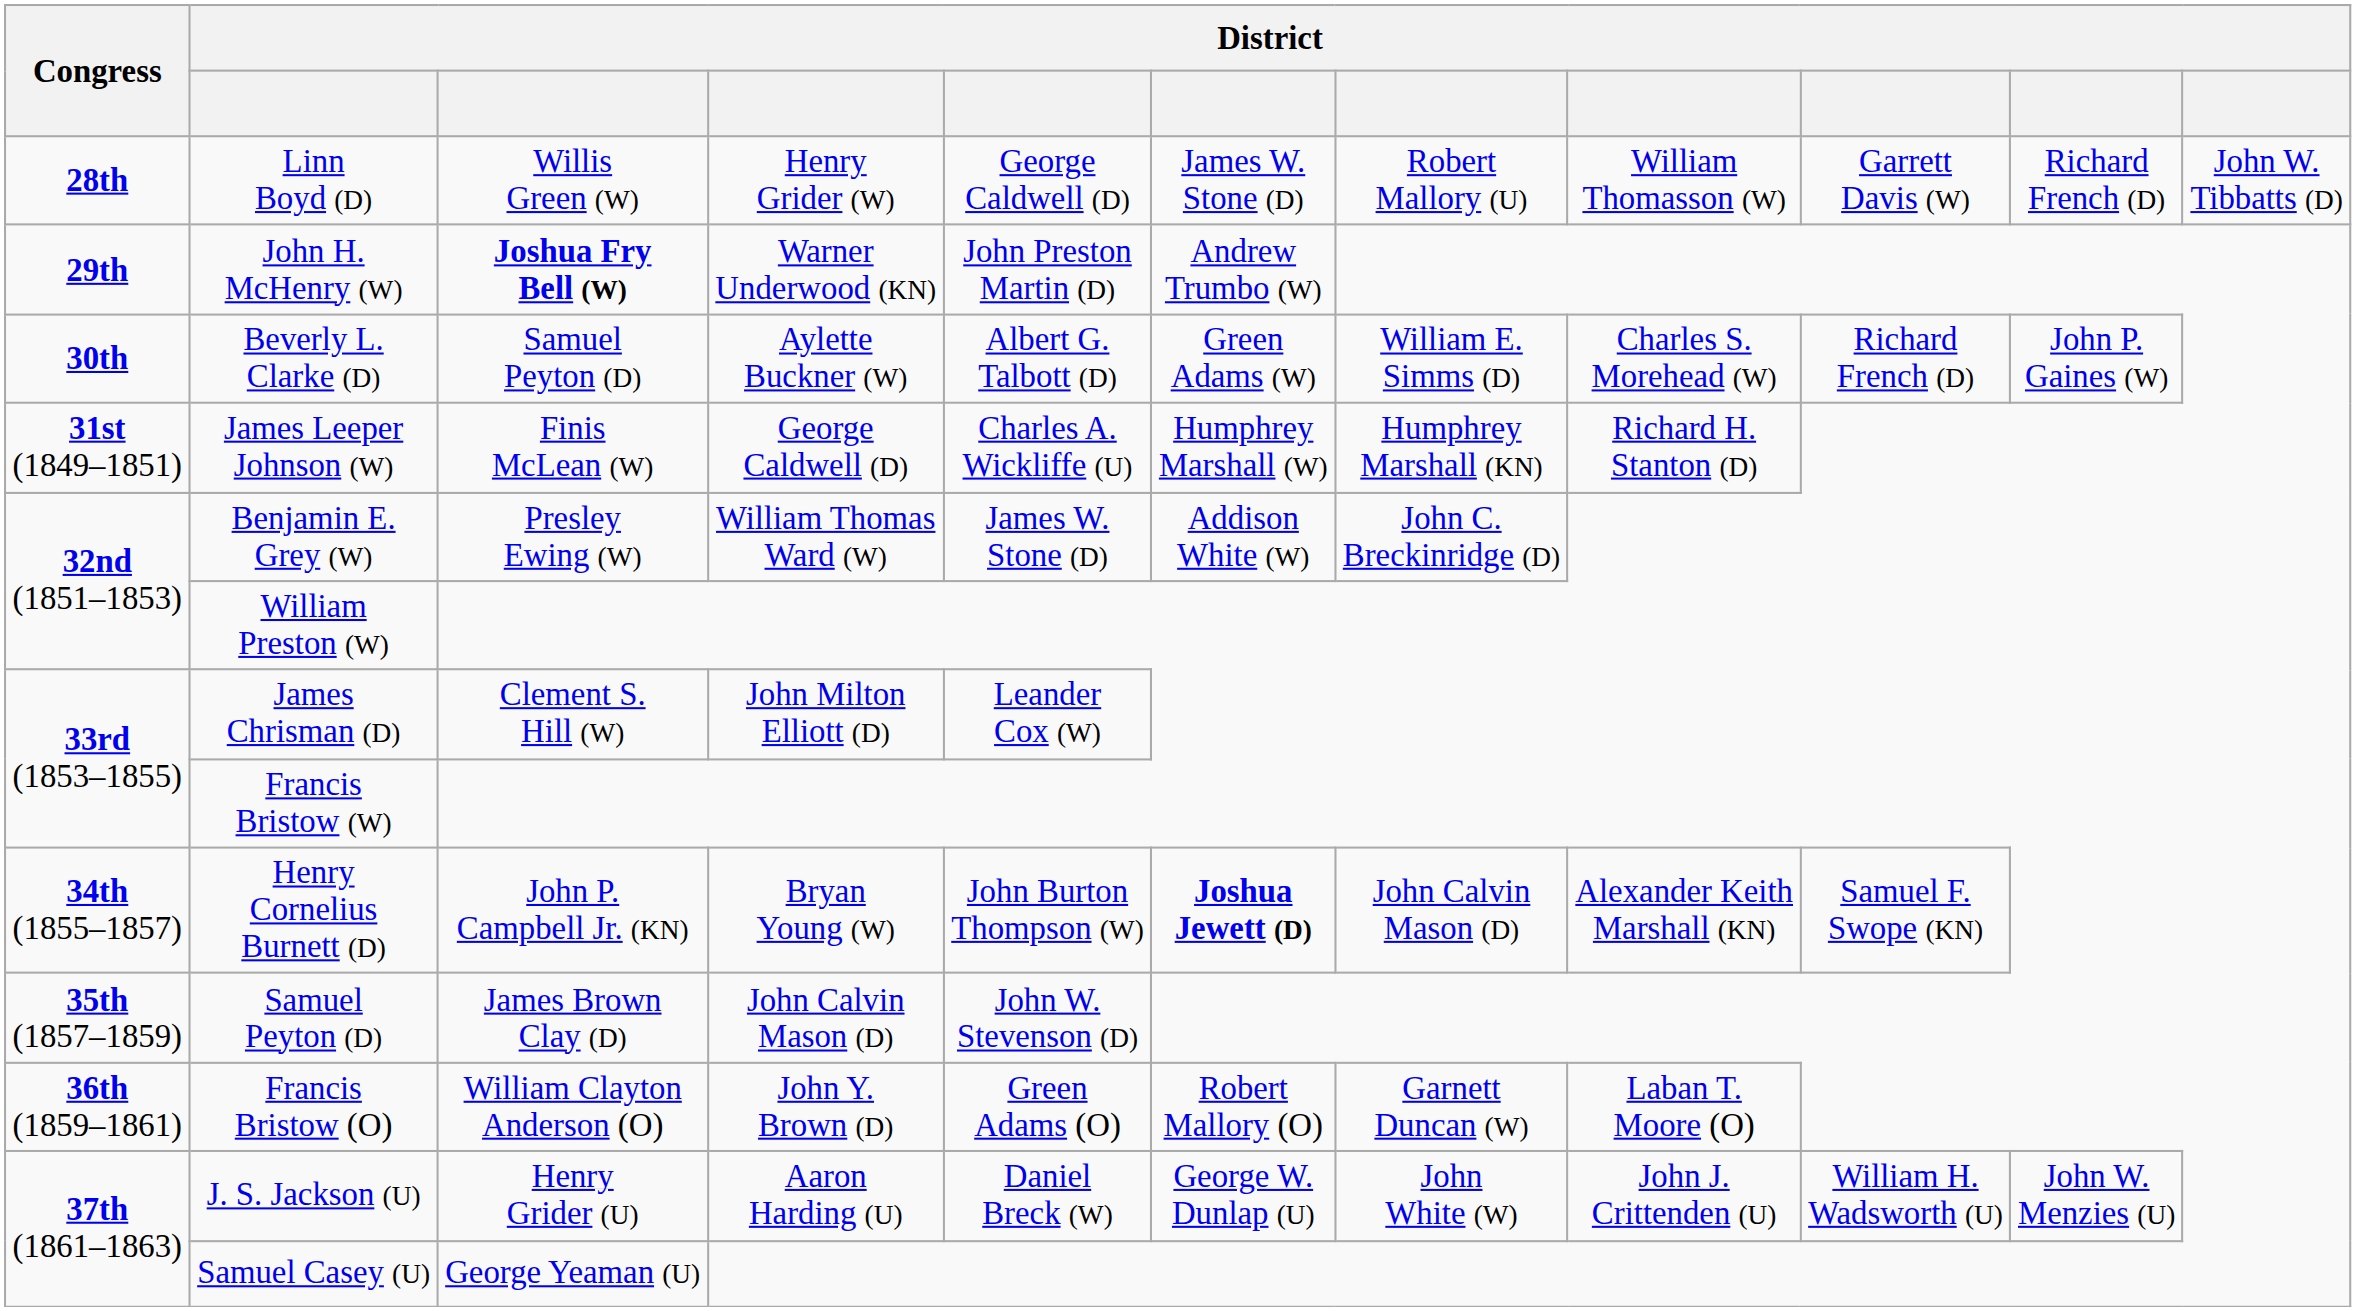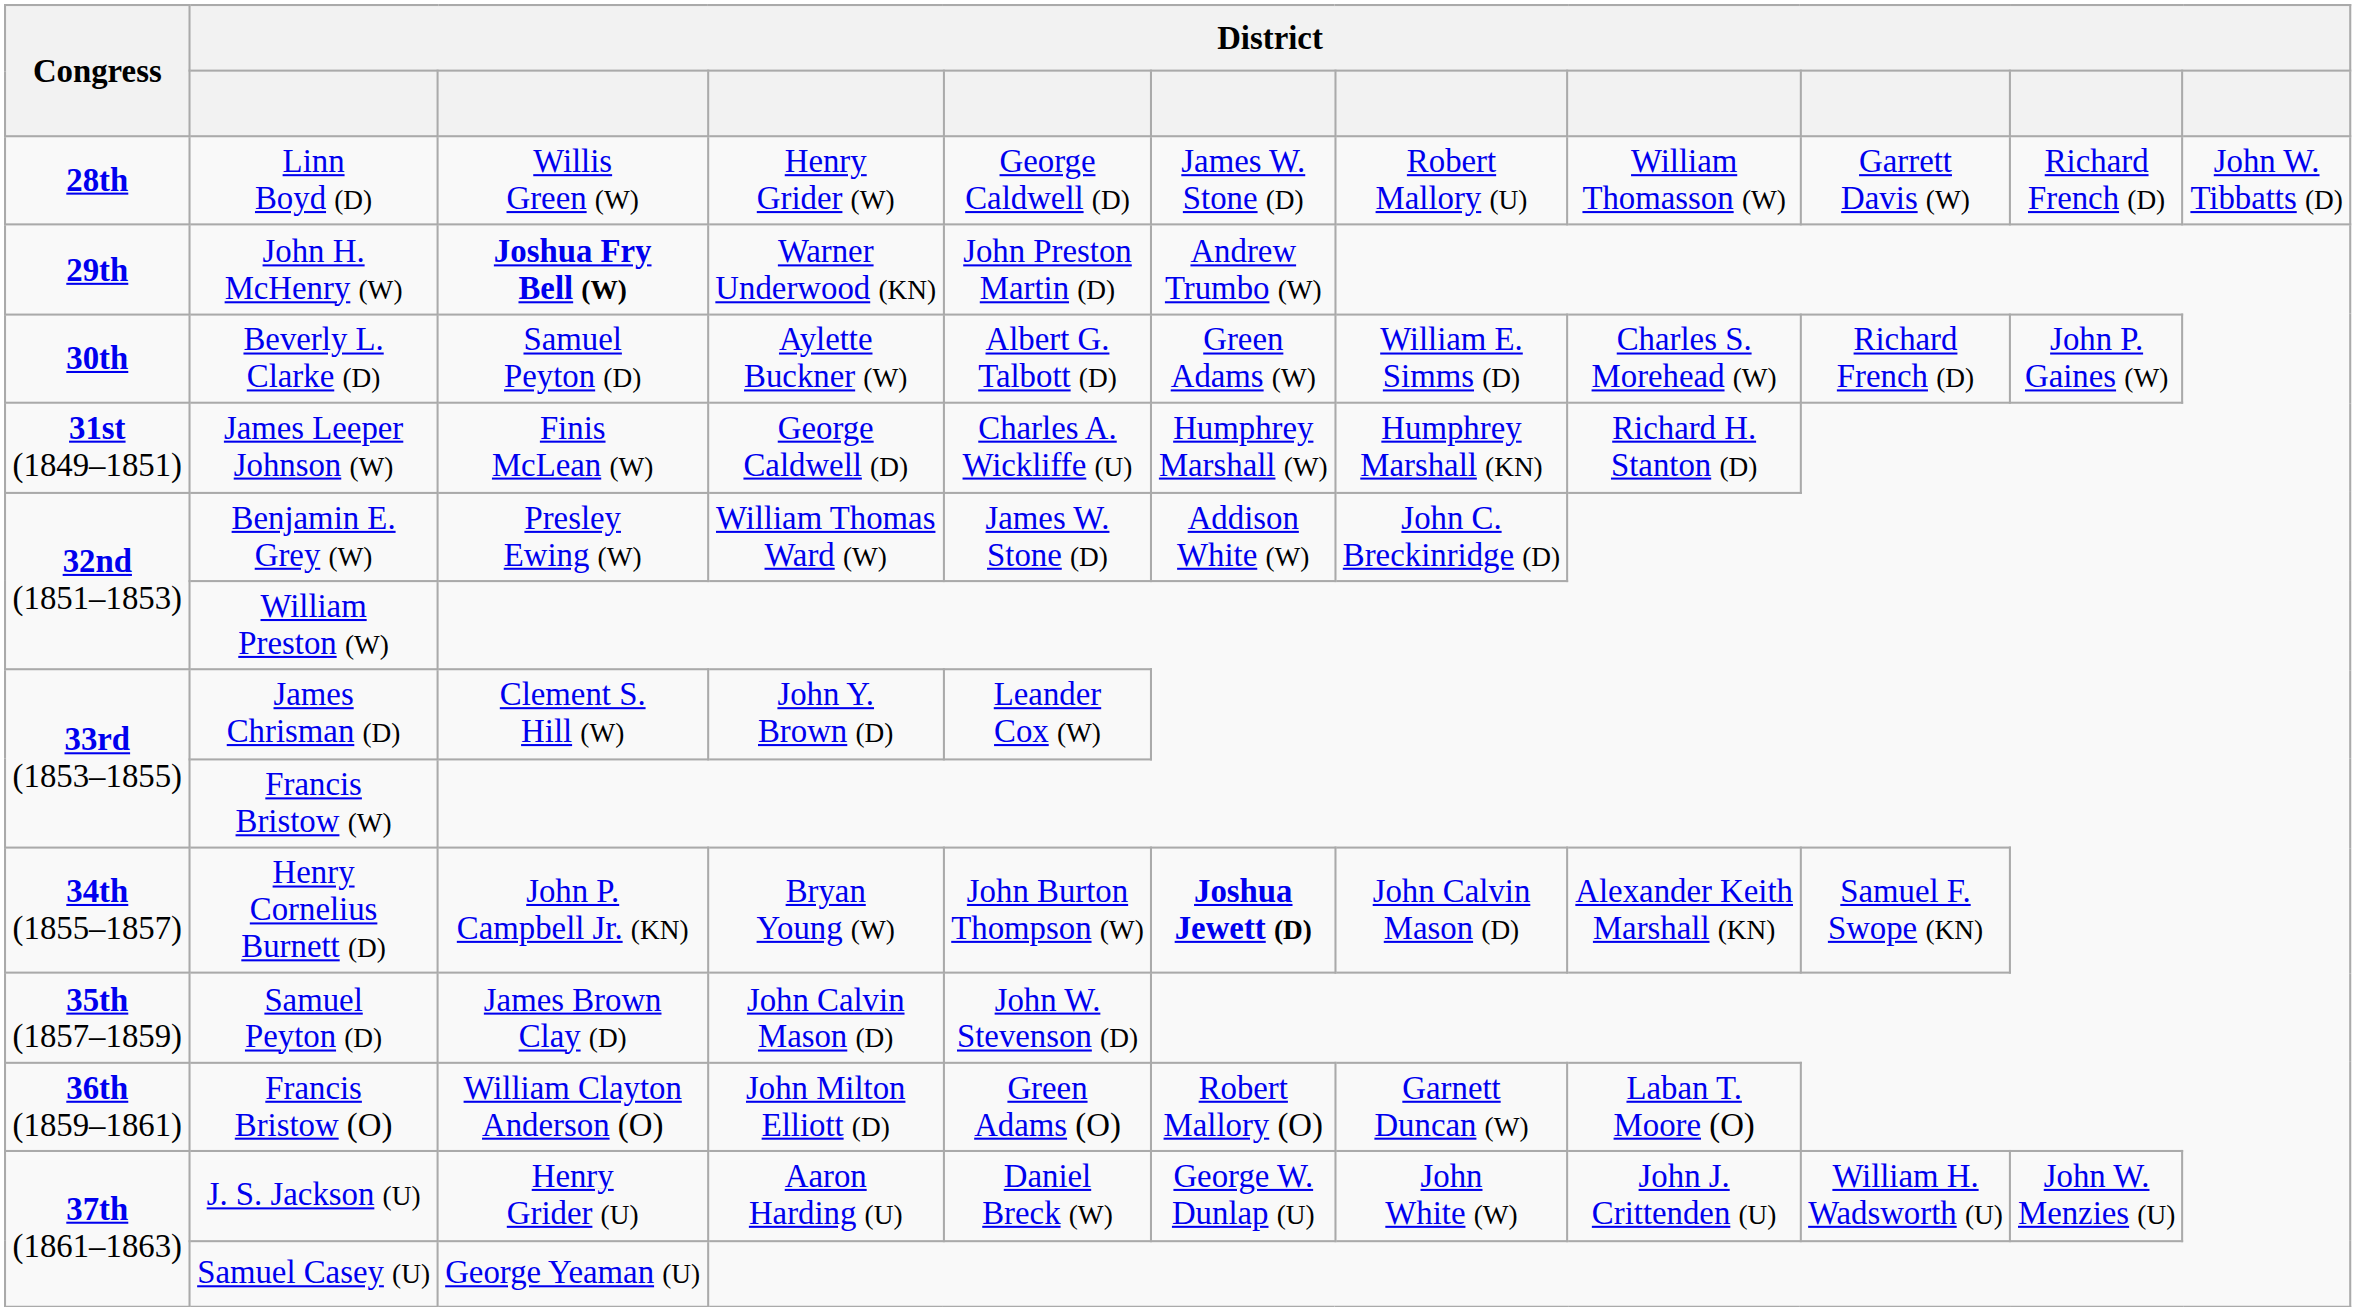(826, 713) John Milton Elliott (D) -> (826, 713) John Y. Brown (D)
(826, 1106) John Y. Brown (D) -> (826, 1106) John Milton Elliott (D)
